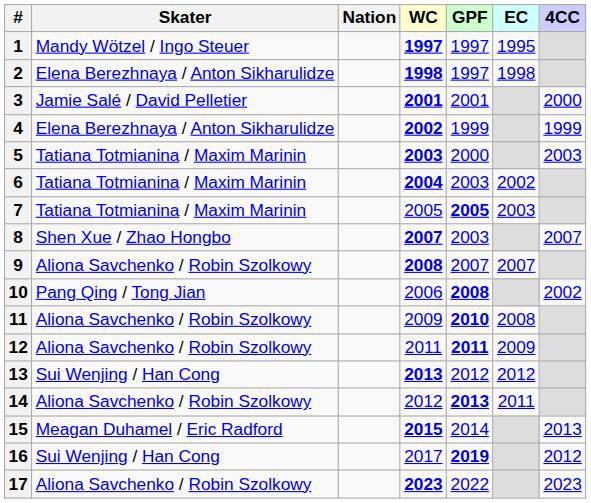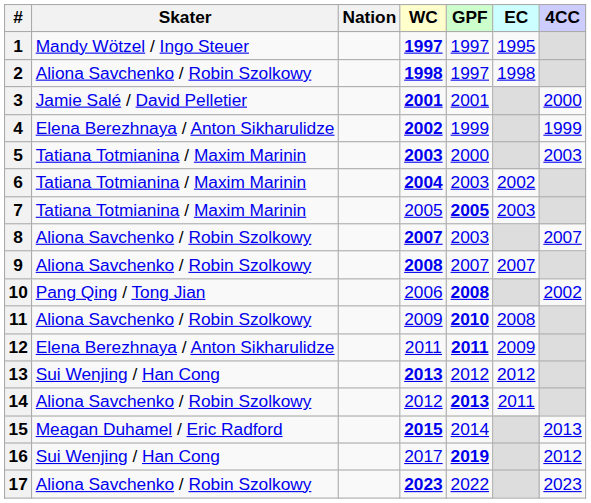(185, 73) Elena Berezhnaya / Anton Sikharulidze -> (174, 73) Aliona Savchenko / Robin Szolkowy
(133, 237) Shen Xue / Zhao Hongbo -> (174, 237) Aliona Savchenko / Robin Szolkowy
(174, 347) Aliona Savchenko / Robin Szolkowy -> (185, 347) Elena Berezhnaya / Anton Sikharulidze
